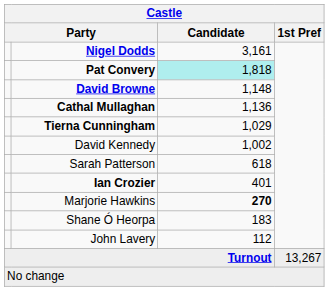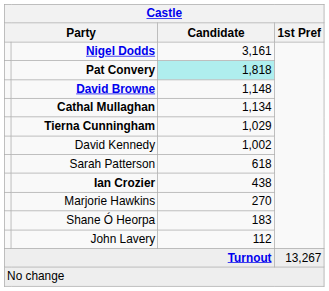(257, 107) 1,136 -> (257, 107) 1,134
(262, 182) 401 -> (262, 182) 438
(262, 201) bold -> (262, 201) normal
